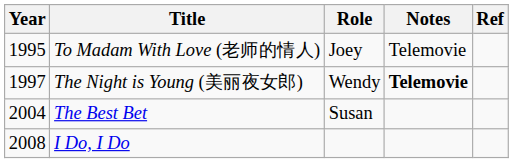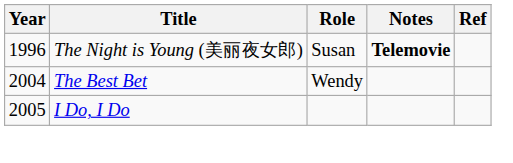- row: (187, 49)
(27, 82) 1997 -> (27, 49) 1996
(355, 82) Wendy -> (333, 49) Susan
(351, 113) Susan -> (337, 80) Wendy
(27, 142) 2008 -> (27, 110) 2005
